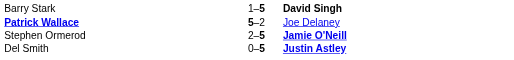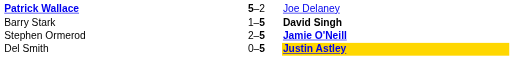rows swapped: (42, 22) <-> (30, 9)
(315, 49) no background -> (315, 49) gold background
